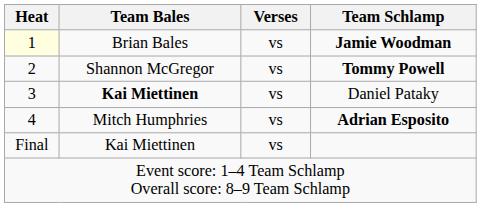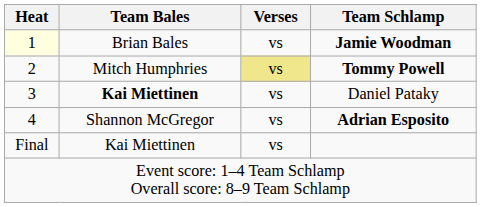(150, 68) Shannon McGregor -> (150, 68) Mitch Humphries
(276, 68) no background -> (276, 68) khaki background
(150, 119) Mitch Humphries -> (150, 119) Shannon McGregor
